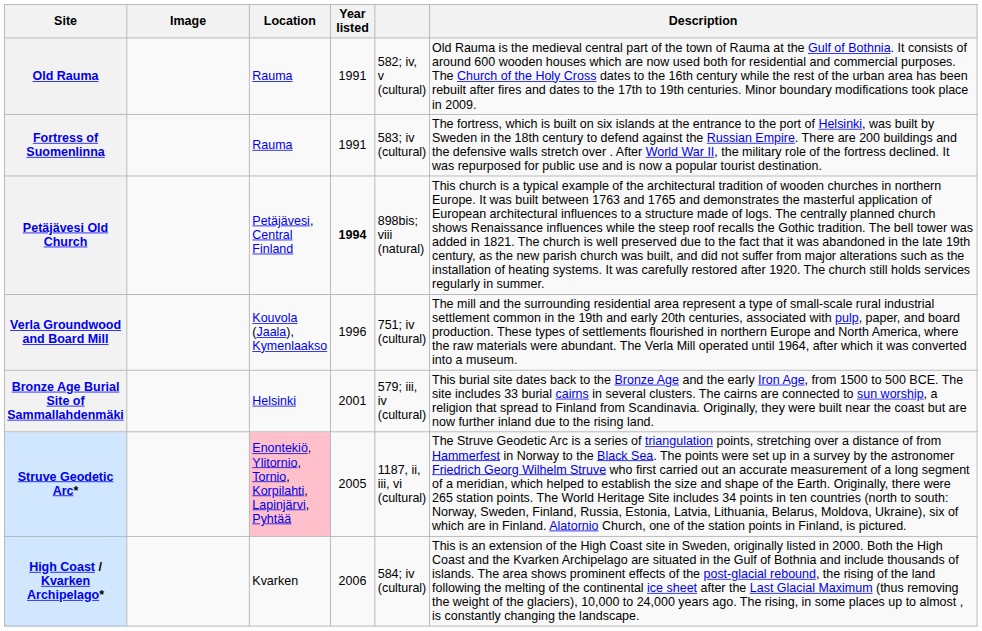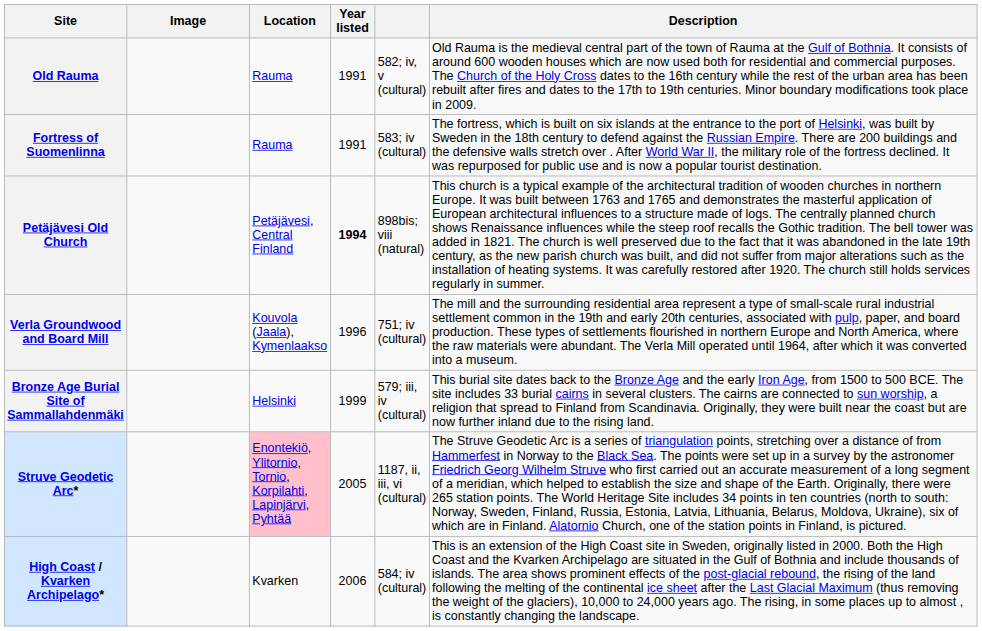(352, 401) 2001 -> (352, 401) 1999
